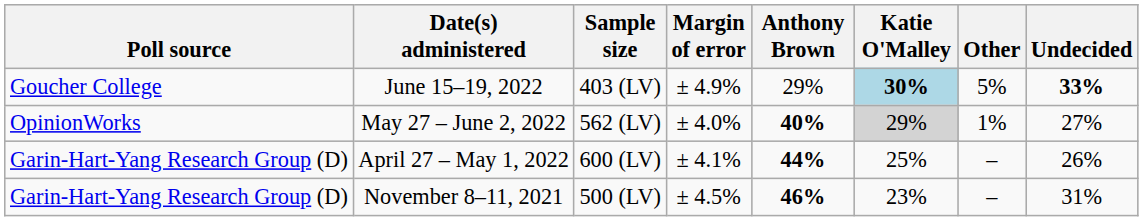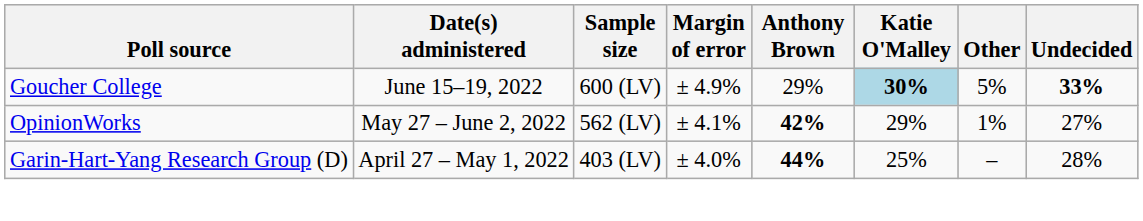(620, 86) 403 (LV) -> (620, 86) 600 (LV)
(709, 123) ± 4.0% -> (709, 123) ± 4.1%
(803, 123) 40% -> (803, 123) 42%
(906, 123) lightgrey background -> (906, 123) no background
(620, 160) 600 (LV) -> (620, 160) 403 (LV)
(709, 160) ± 4.1% -> (709, 160) ± 4.0%
(1082, 160) 26% -> (1082, 160) 28%
- row: (464, 196)
